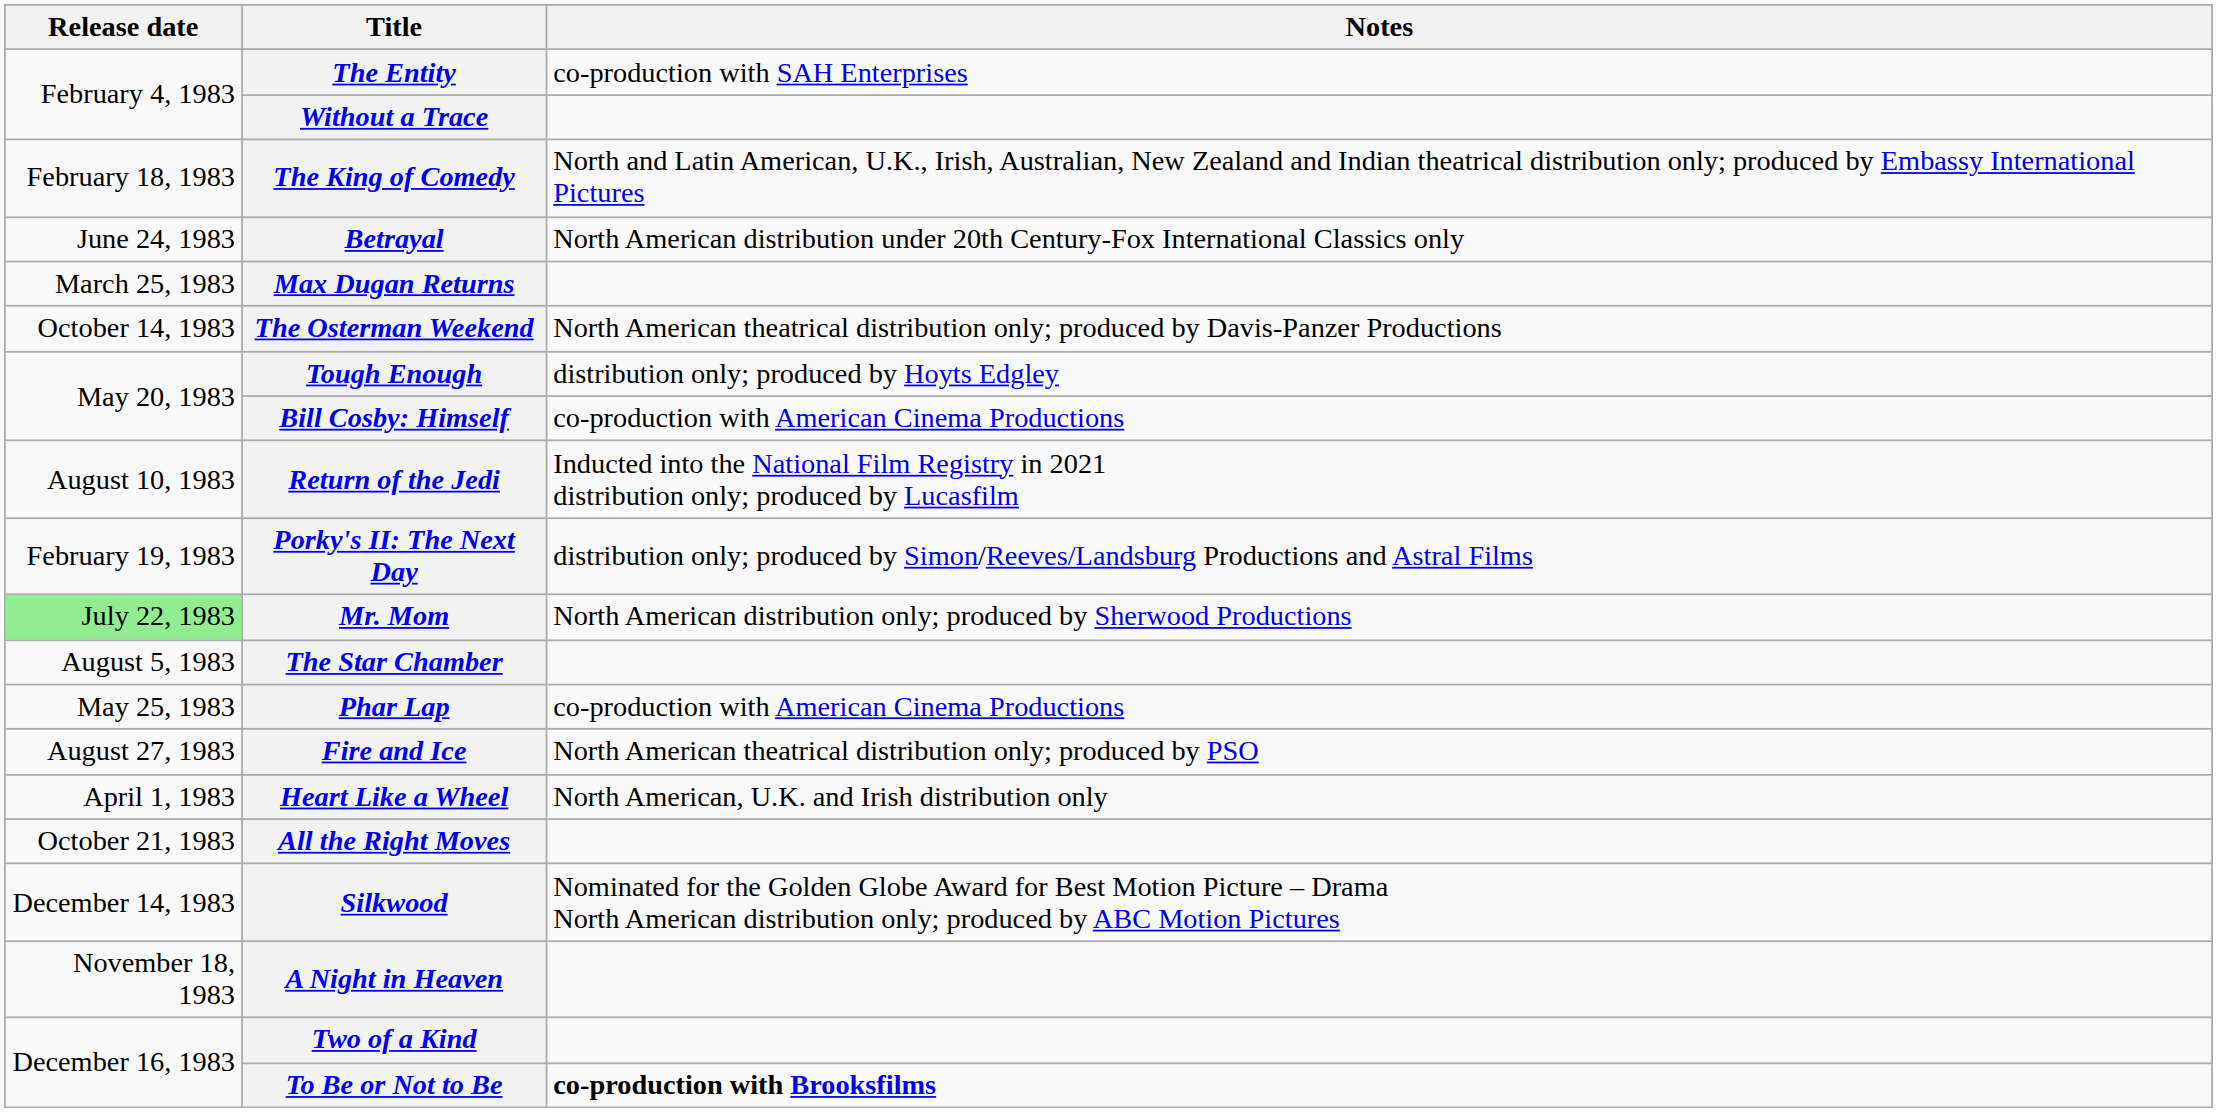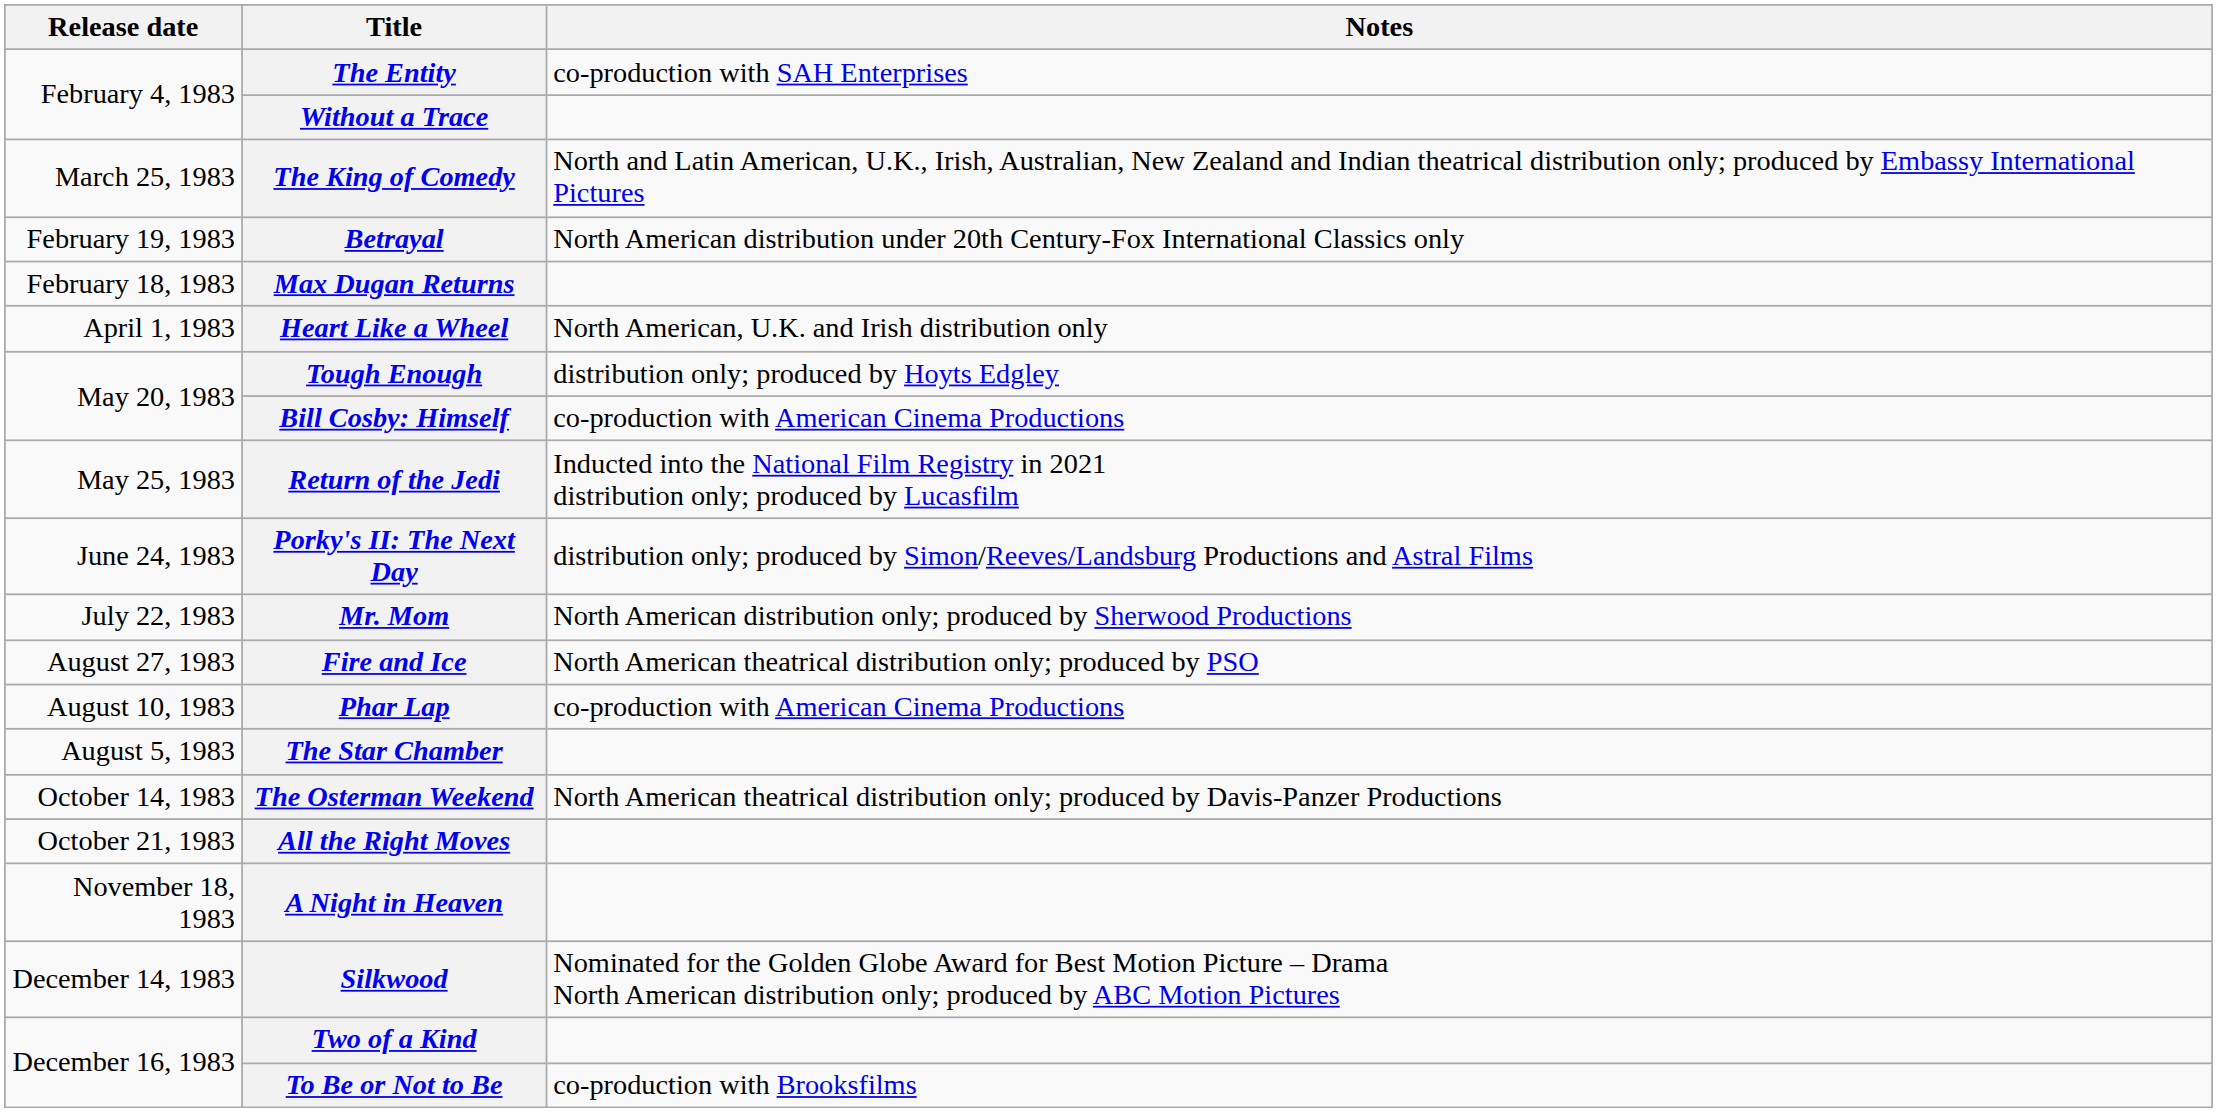(131, 177) February 18, 1983 -> (145, 177) March 25, 1983
(156, 238) June 24, 1983 -> (131, 238) February 19, 1983
(145, 283) March 25, 1983 -> (131, 283) February 18, 1983
rows swapped: (394, 796) <-> (394, 328)
(141, 478) August 10, 1983 -> (156, 478) May 25, 1983
(131, 555) February 19, 1983 -> (156, 555) June 24, 1983
(158, 616) lightgreen background -> (158, 616) no background
rows swapped: (394, 661) <-> (394, 751)
(156, 706) May 25, 1983 -> (141, 706) August 10, 1983
rows swapped: (394, 978) <-> (394, 902)
(745, 1084) bold -> (735, 1084) normal
